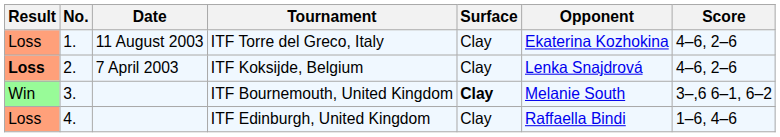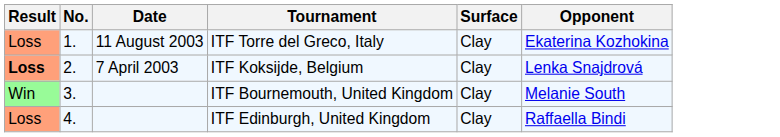- column: (724, 16)
(477, 93) bold -> (476, 93) normal
